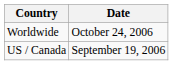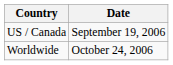rows swapped: (37, 50) <-> (33, 32)
